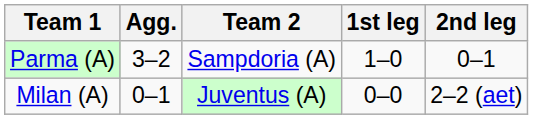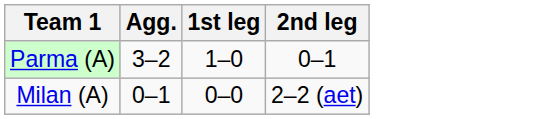- column: (262, 22)
